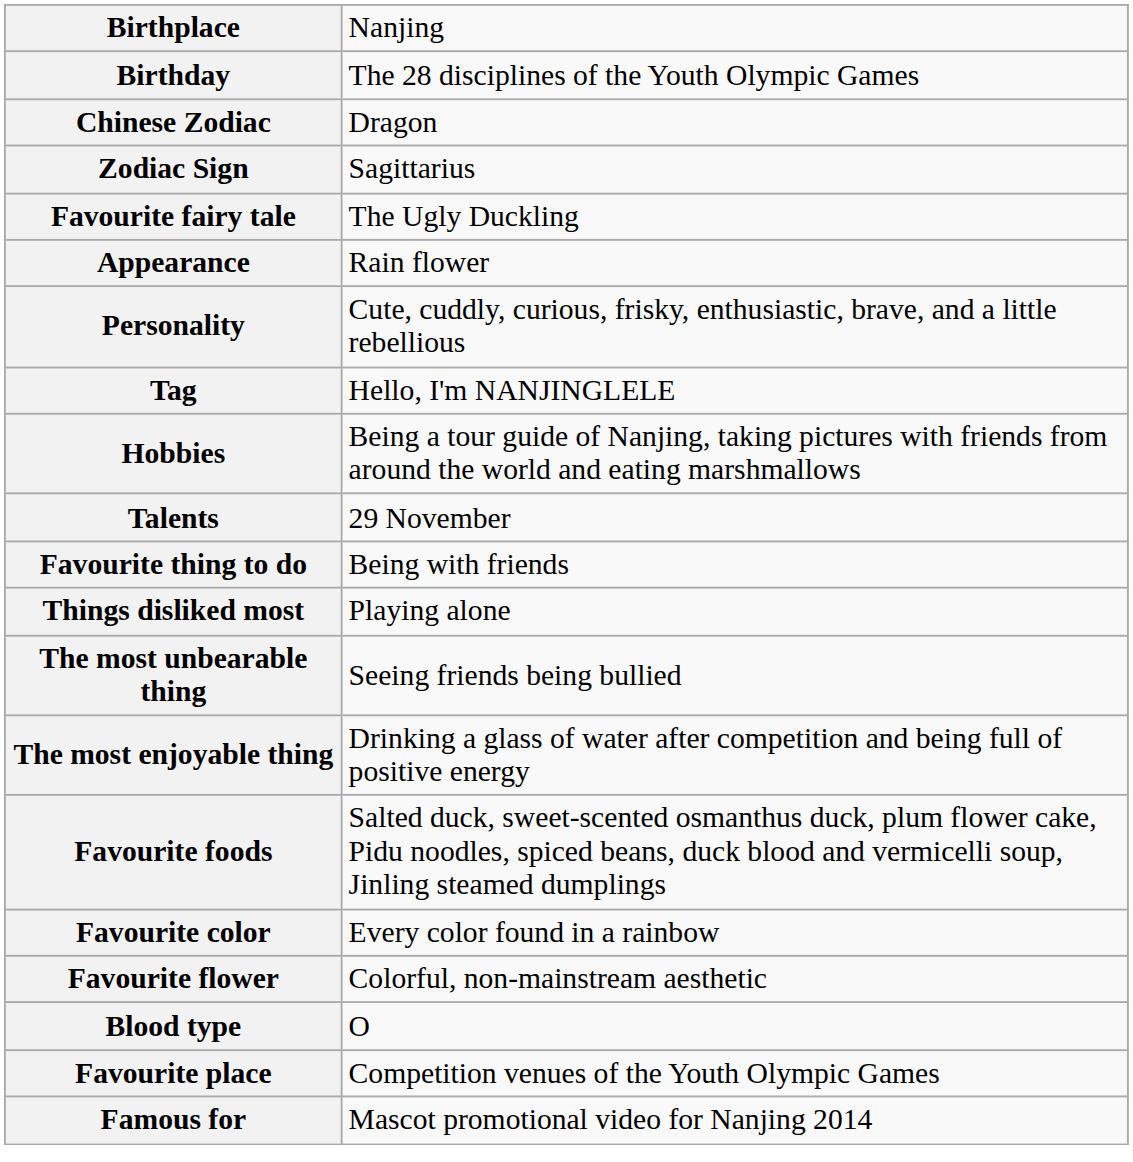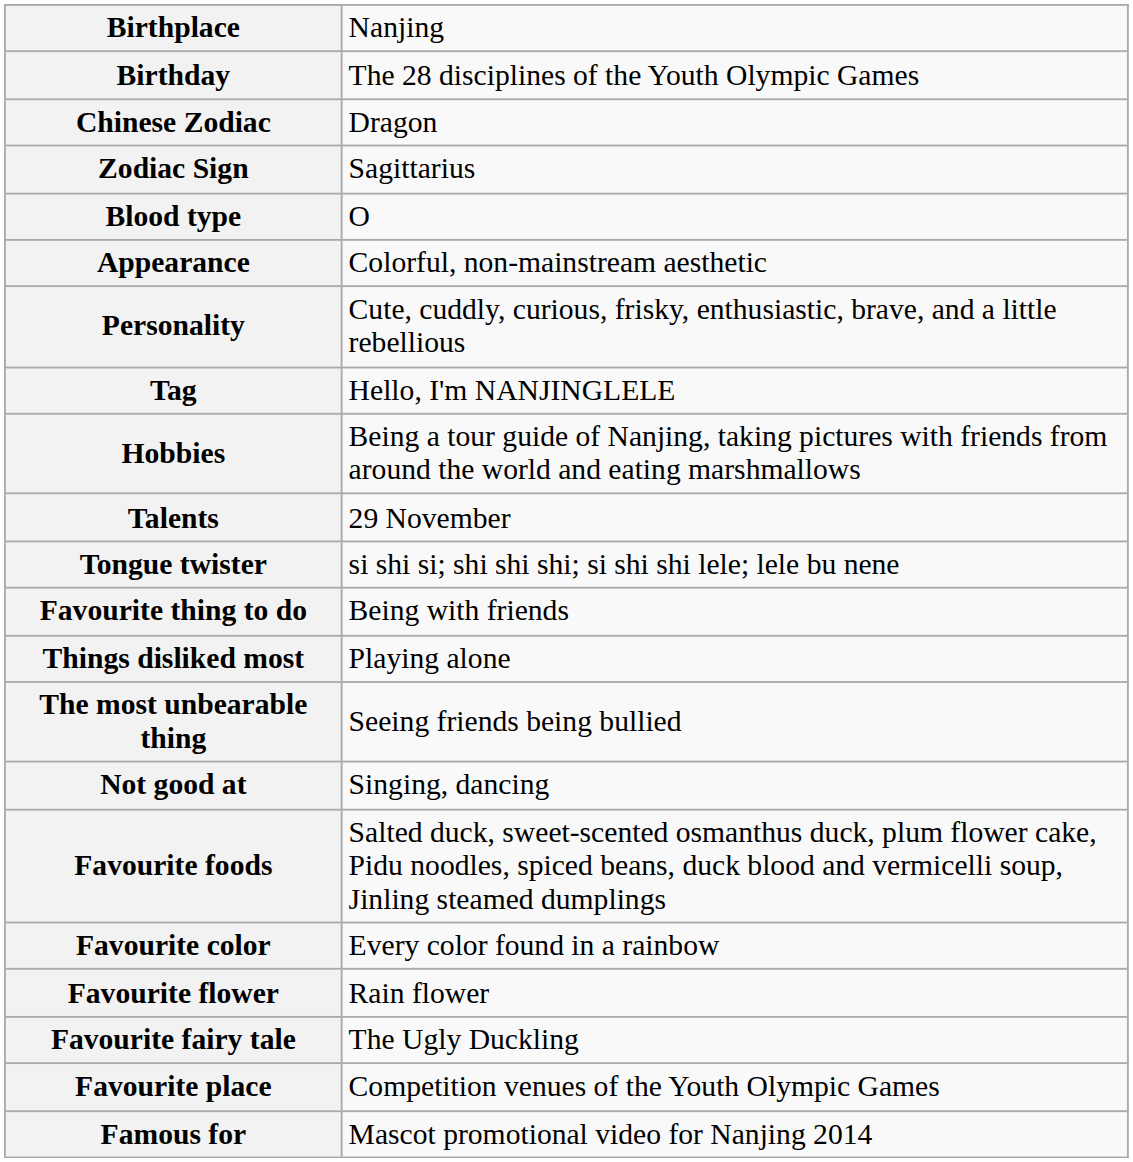rows swapped: (173, 1025) <-> (173, 215)
(419, 262) Rain flower -> (558, 262) Colorful, non-mainstream aesthetic
+ row: (173, 564)
- row: (173, 754)
+ row: (173, 785)
(558, 978) Colorful, non-mainstream aesthetic -> (419, 992) Rain flower
